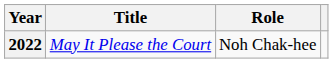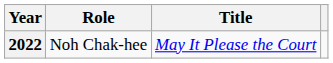columns swapped: (130, 17) <-> (268, 17)
